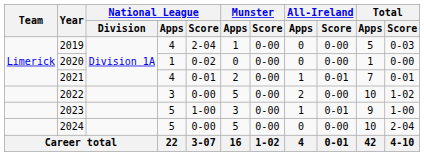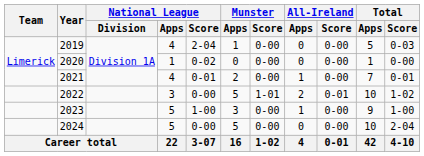(336, 78) 0-01 -> (336, 78) 0-00
(267, 94) 0-00 -> (267, 94) 1-01
(336, 94) 0-00 -> (336, 94) 0-01
(336, 110) 0-01 -> (336, 110) 0-00
